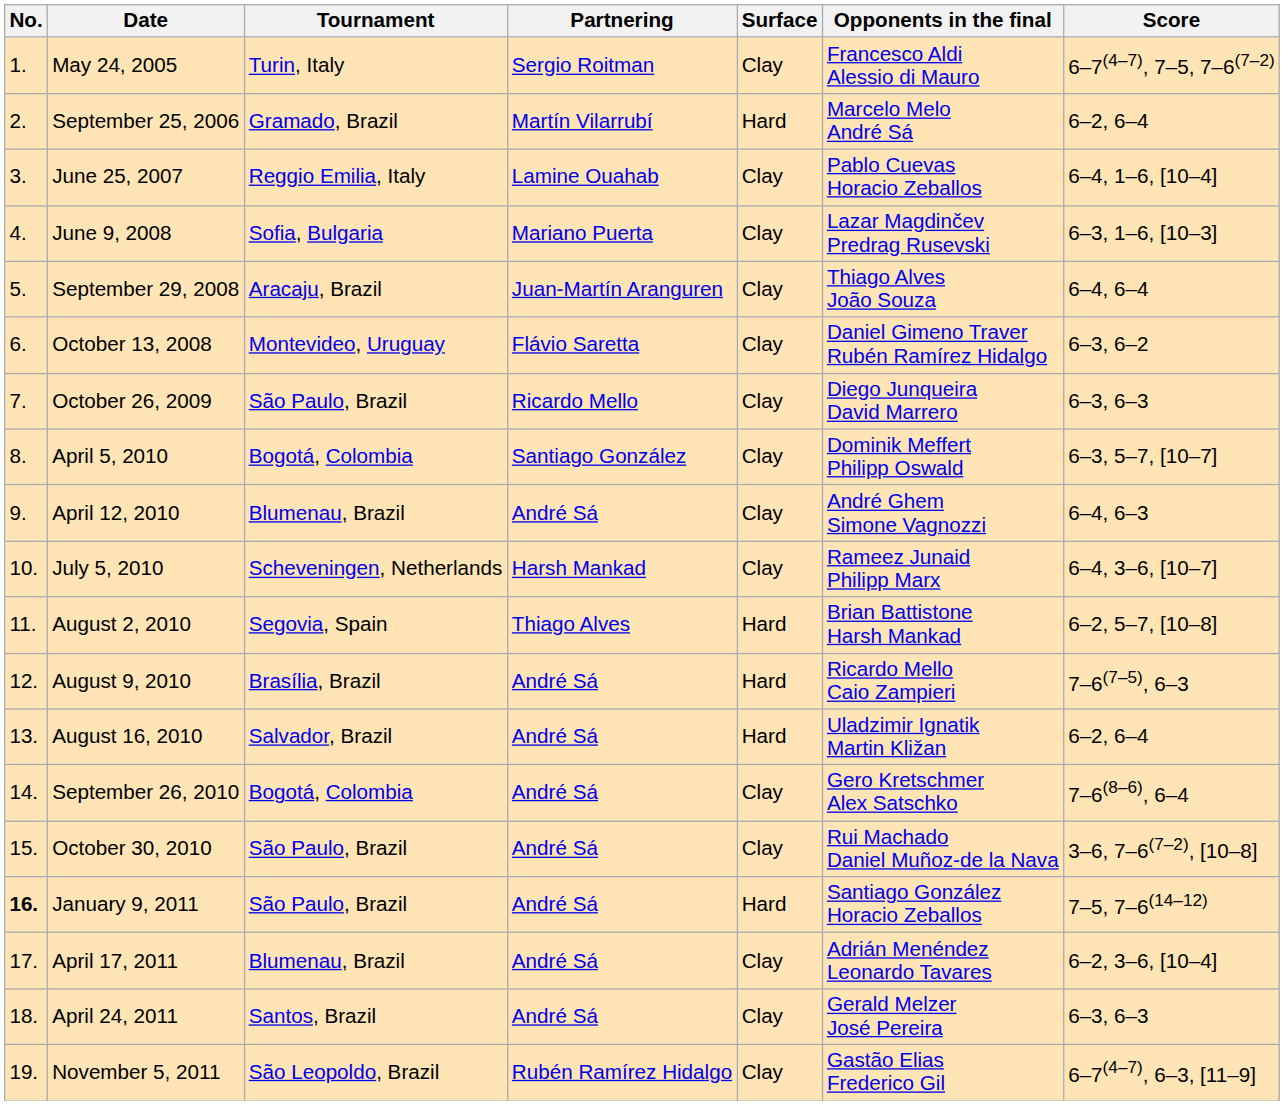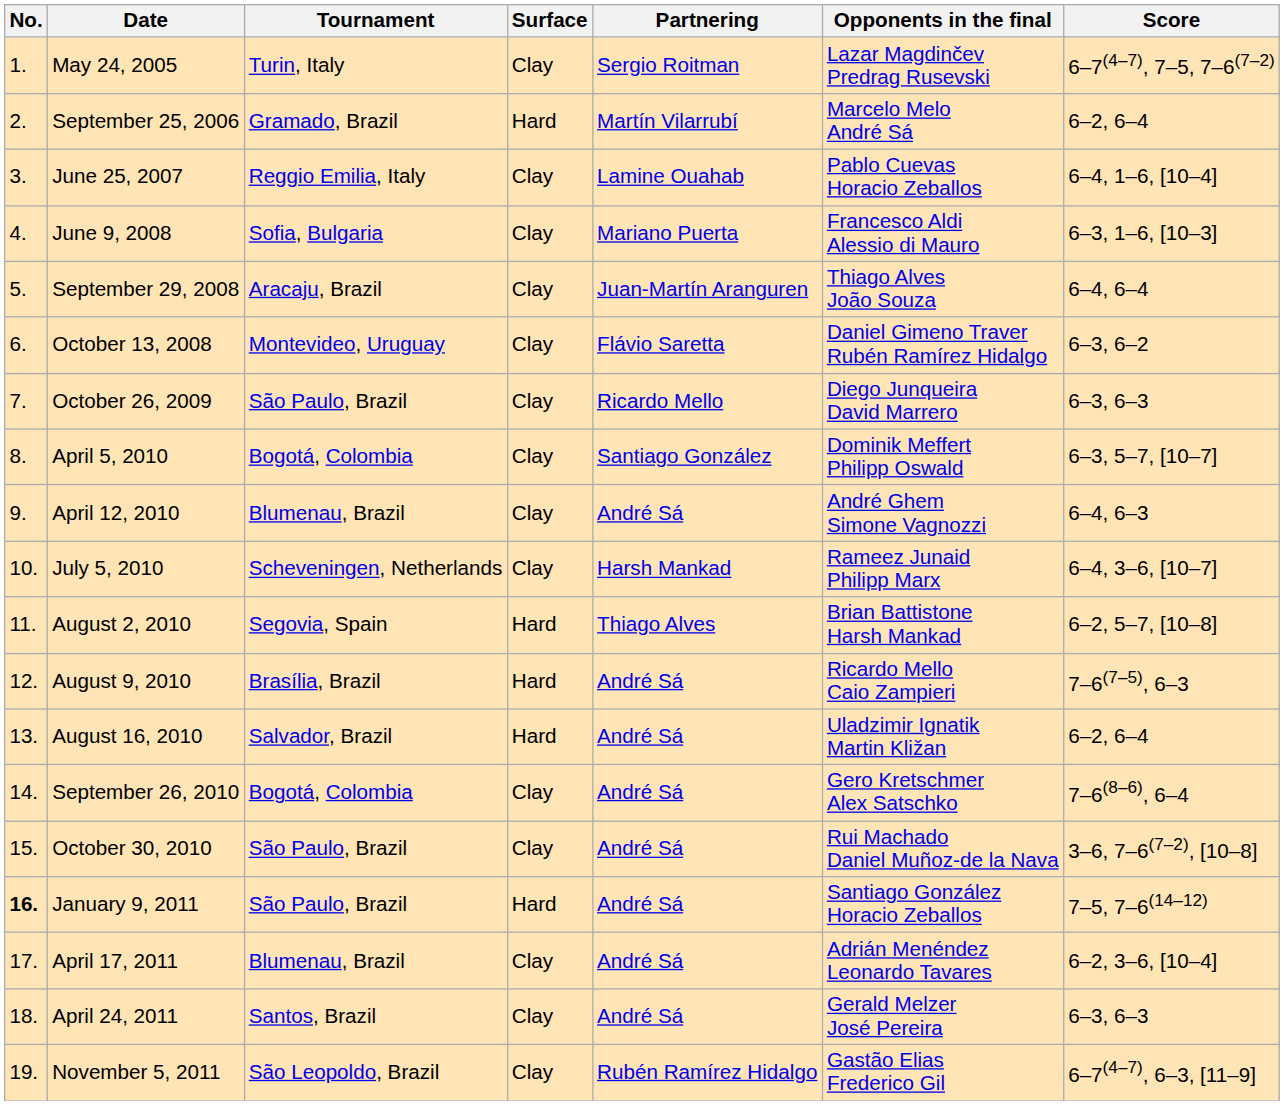columns swapped: (780, 20) <-> (622, 20)
(903, 65) Francesco Aldi Alessio di Mauro -> (908, 65) Lazar Magdinčev Predrag Rusevski
(908, 233) Lazar Magdinčev Predrag Rusevski -> (903, 233) Francesco Aldi Alessio di Mauro
